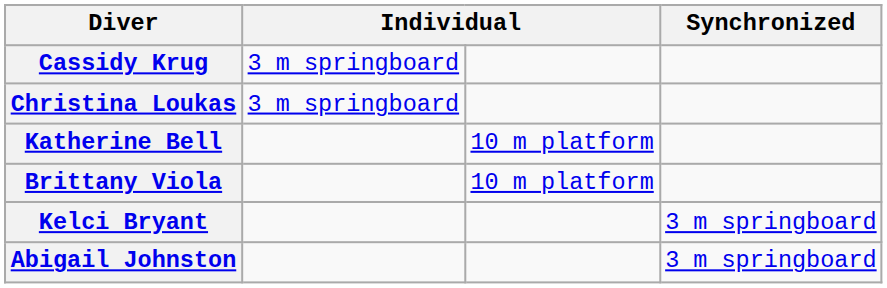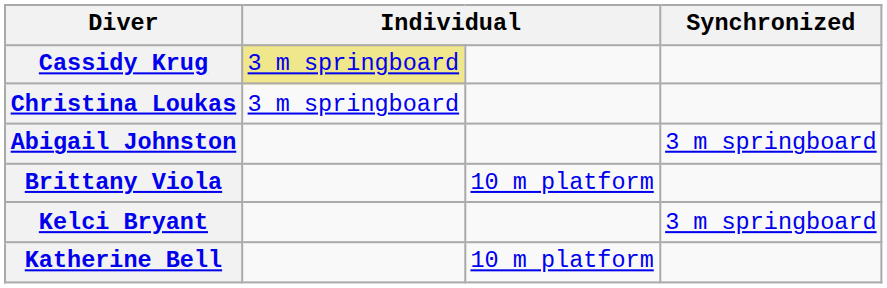(353, 64) no background -> (353, 64) khaki background
rows swapped: (123, 143) <-> (123, 262)
